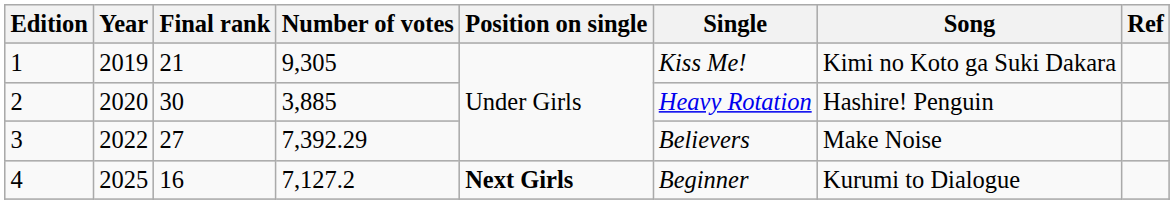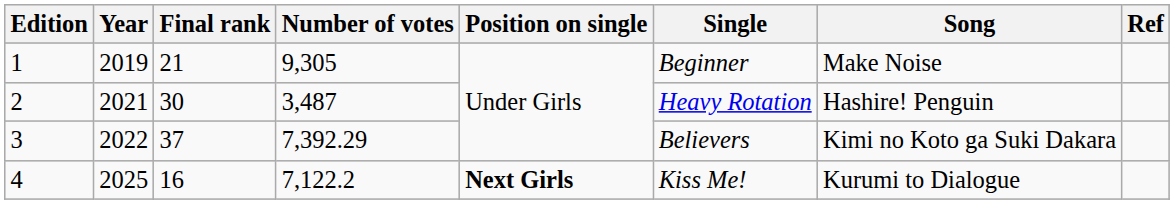(703, 62) Kiss Me! -> (704, 62) Beginner
(970, 62) Kimi no Koto ga Suki Dakara -> (882, 62) Make Noise
(124, 101) 2020 -> (124, 101) 2021
(309, 101) 3,885 -> (309, 101) 3,487
(172, 140) 27 -> (172, 140) 37
(882, 140) Make Noise -> (970, 140) Kimi no Koto ga Suki Dakara
(318, 179) 7,127.2 -> (318, 179) 7,122.2
(704, 179) Beginner -> (703, 179) Kiss Me!
